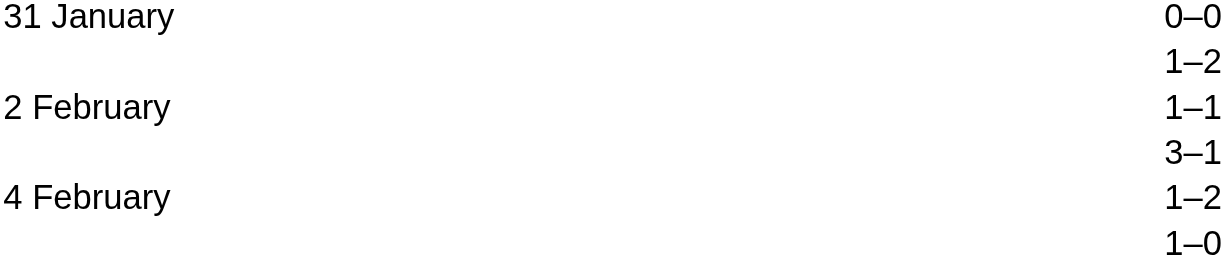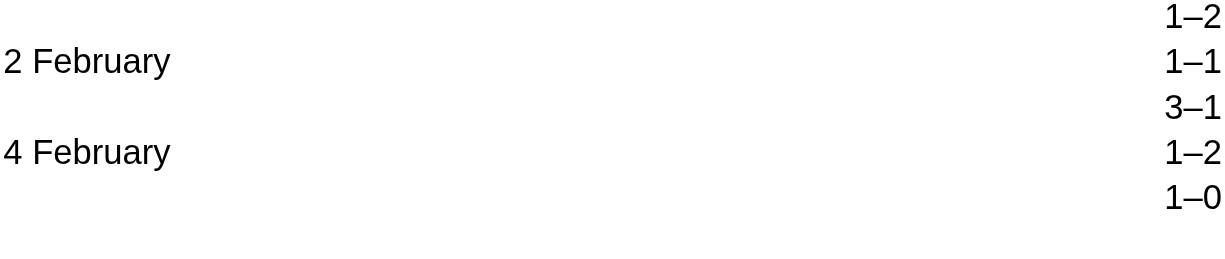- row: (89, 16)
